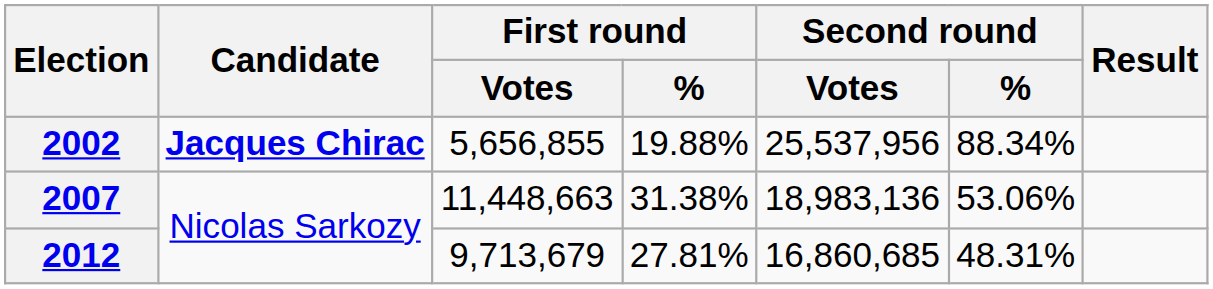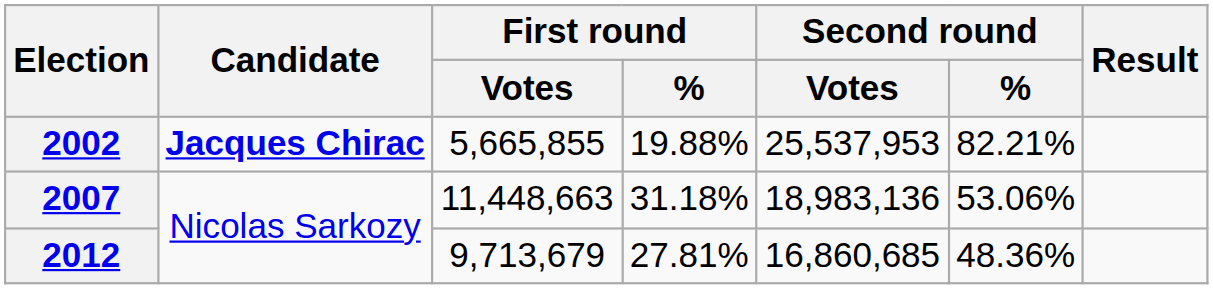(527, 143) 5,656,855 -> (527, 143) 5,665,855
(852, 143) 25,537,956 -> (852, 143) 25,537,953
(1016, 143) 88.34% -> (1016, 143) 82.21%
(689, 198) 31.38% -> (689, 198) 31.18%
(1016, 254) 48.31% -> (1016, 254) 48.36%
